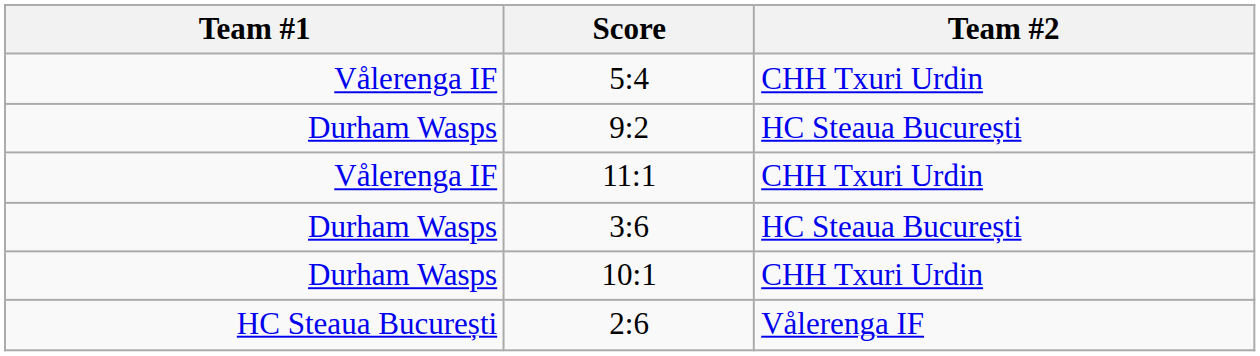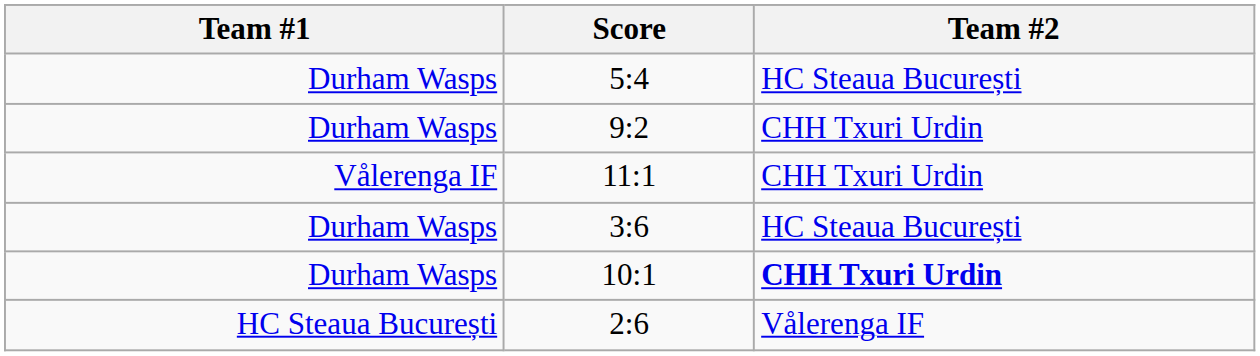(416, 78) Vålerenga IF -> (403, 78) Durham Wasps
(872, 78) CHH Txuri Urdin -> (891, 78) HC Steaua București
(891, 127) HC Steaua București -> (872, 127) CHH Txuri Urdin
(872, 275) normal -> (882, 275) bold
